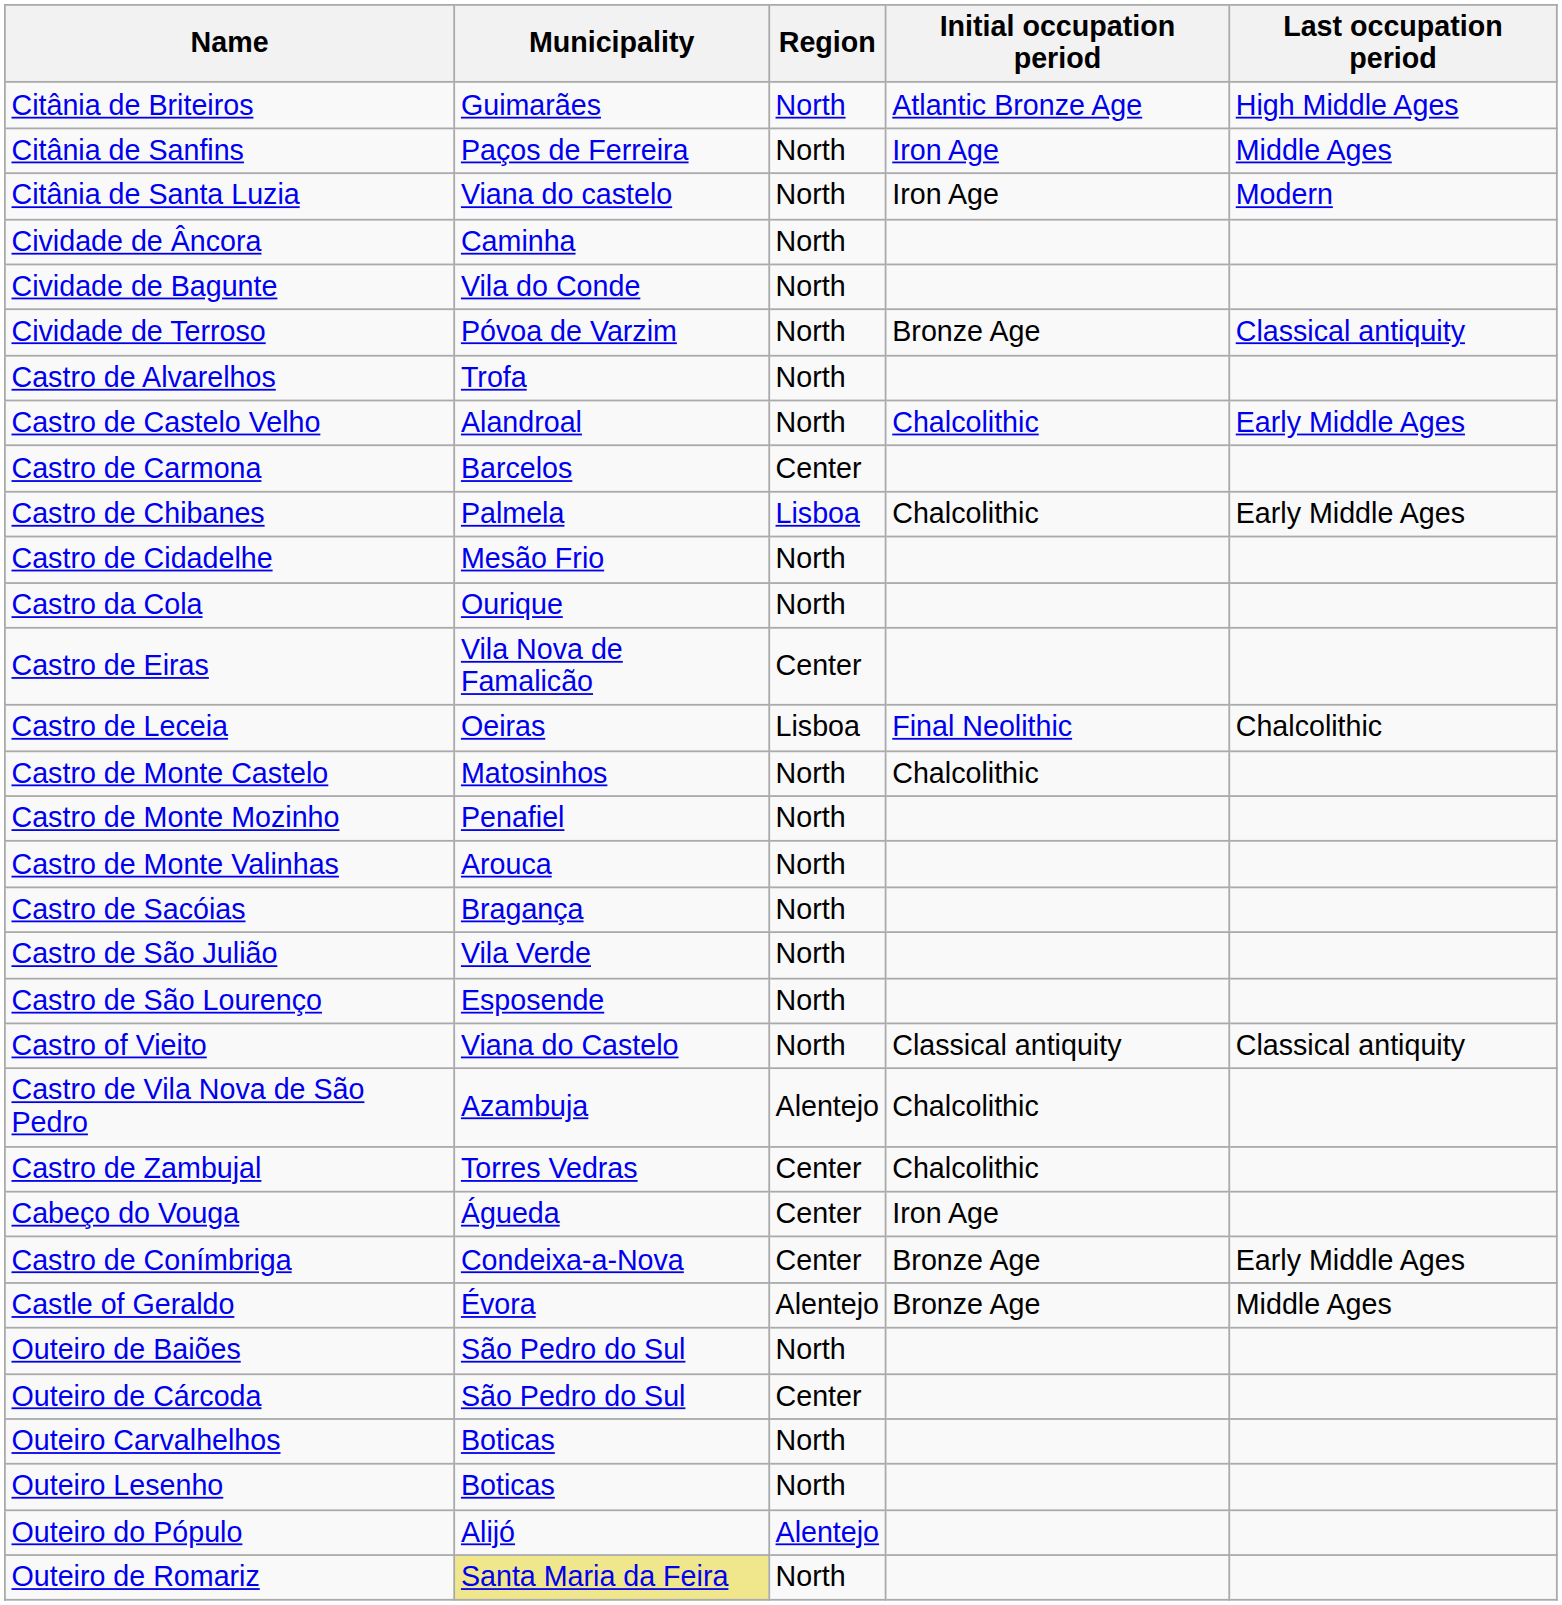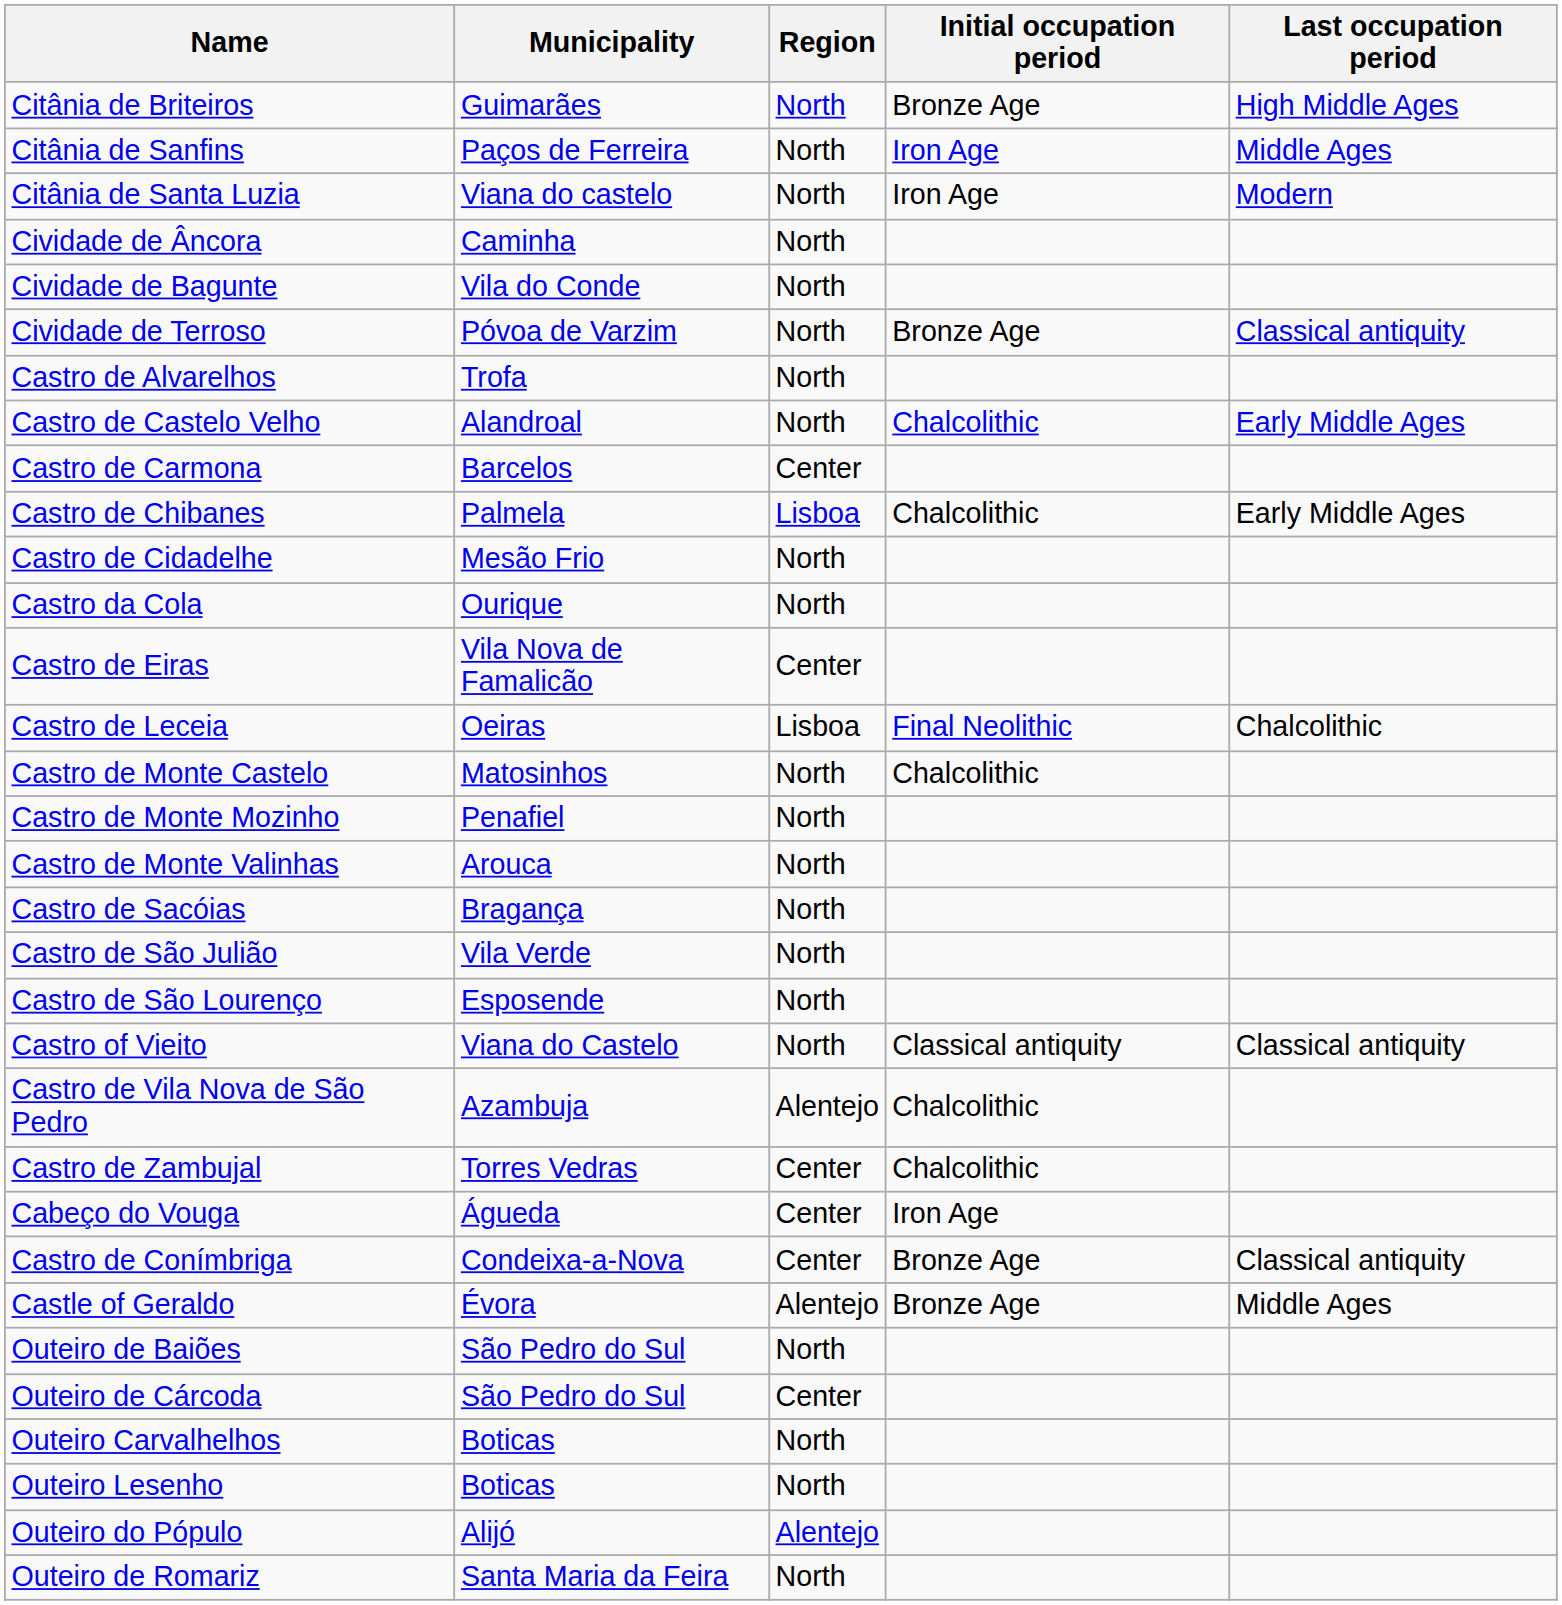(1017, 104) Atlantic Bronze Age -> (966, 104) Bronze Age
(1350, 1259) Early Middle Ages -> (1350, 1259) Classical antiquity
(595, 1577) khaki background -> (595, 1577) no background
